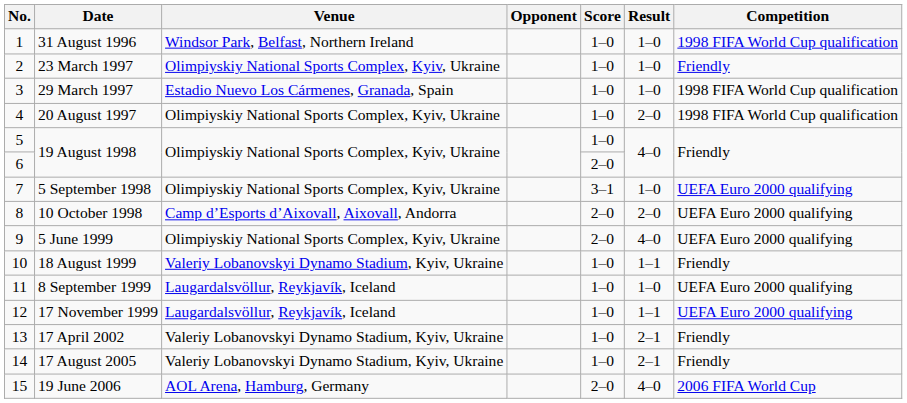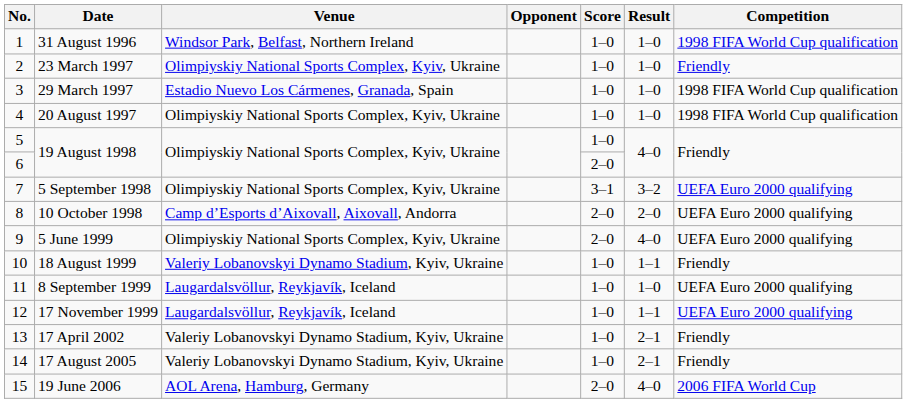(649, 115) 2–0 -> (649, 115) 1–0
(649, 189) 1–0 -> (649, 189) 3–2
